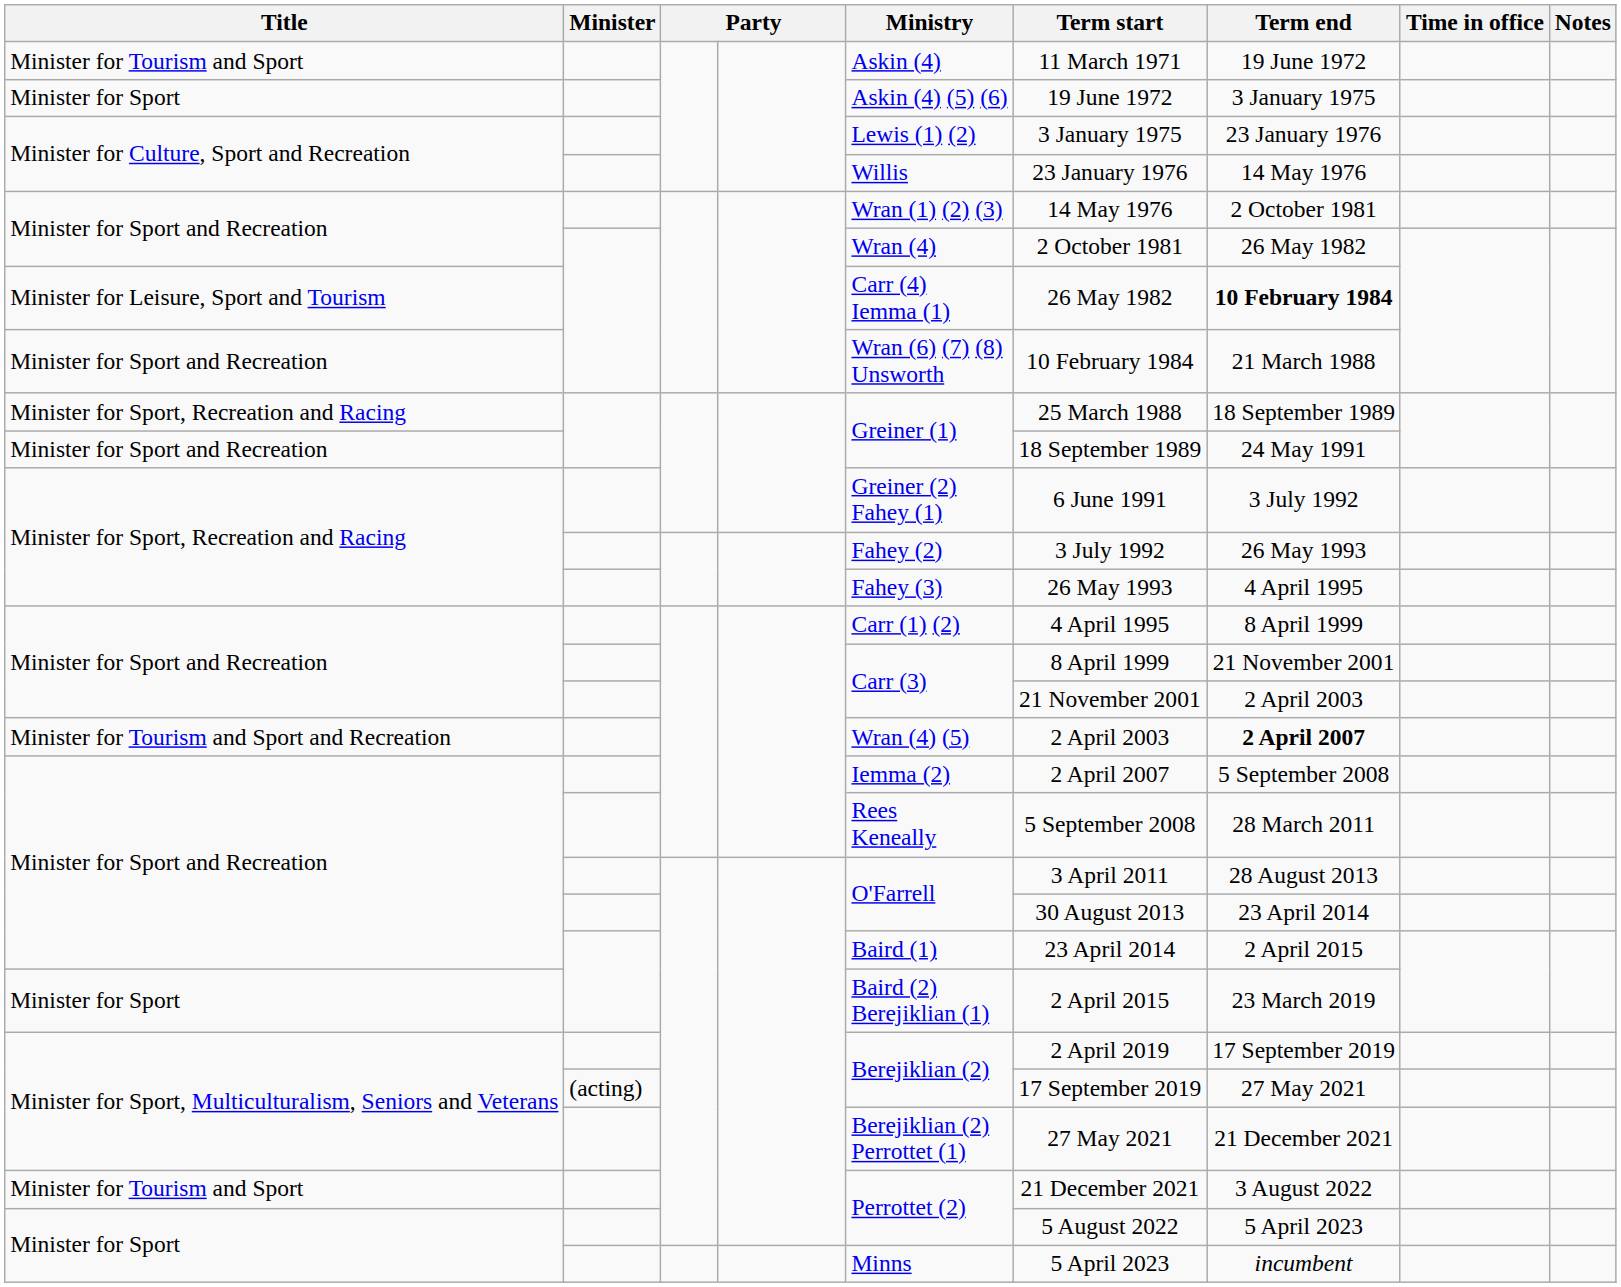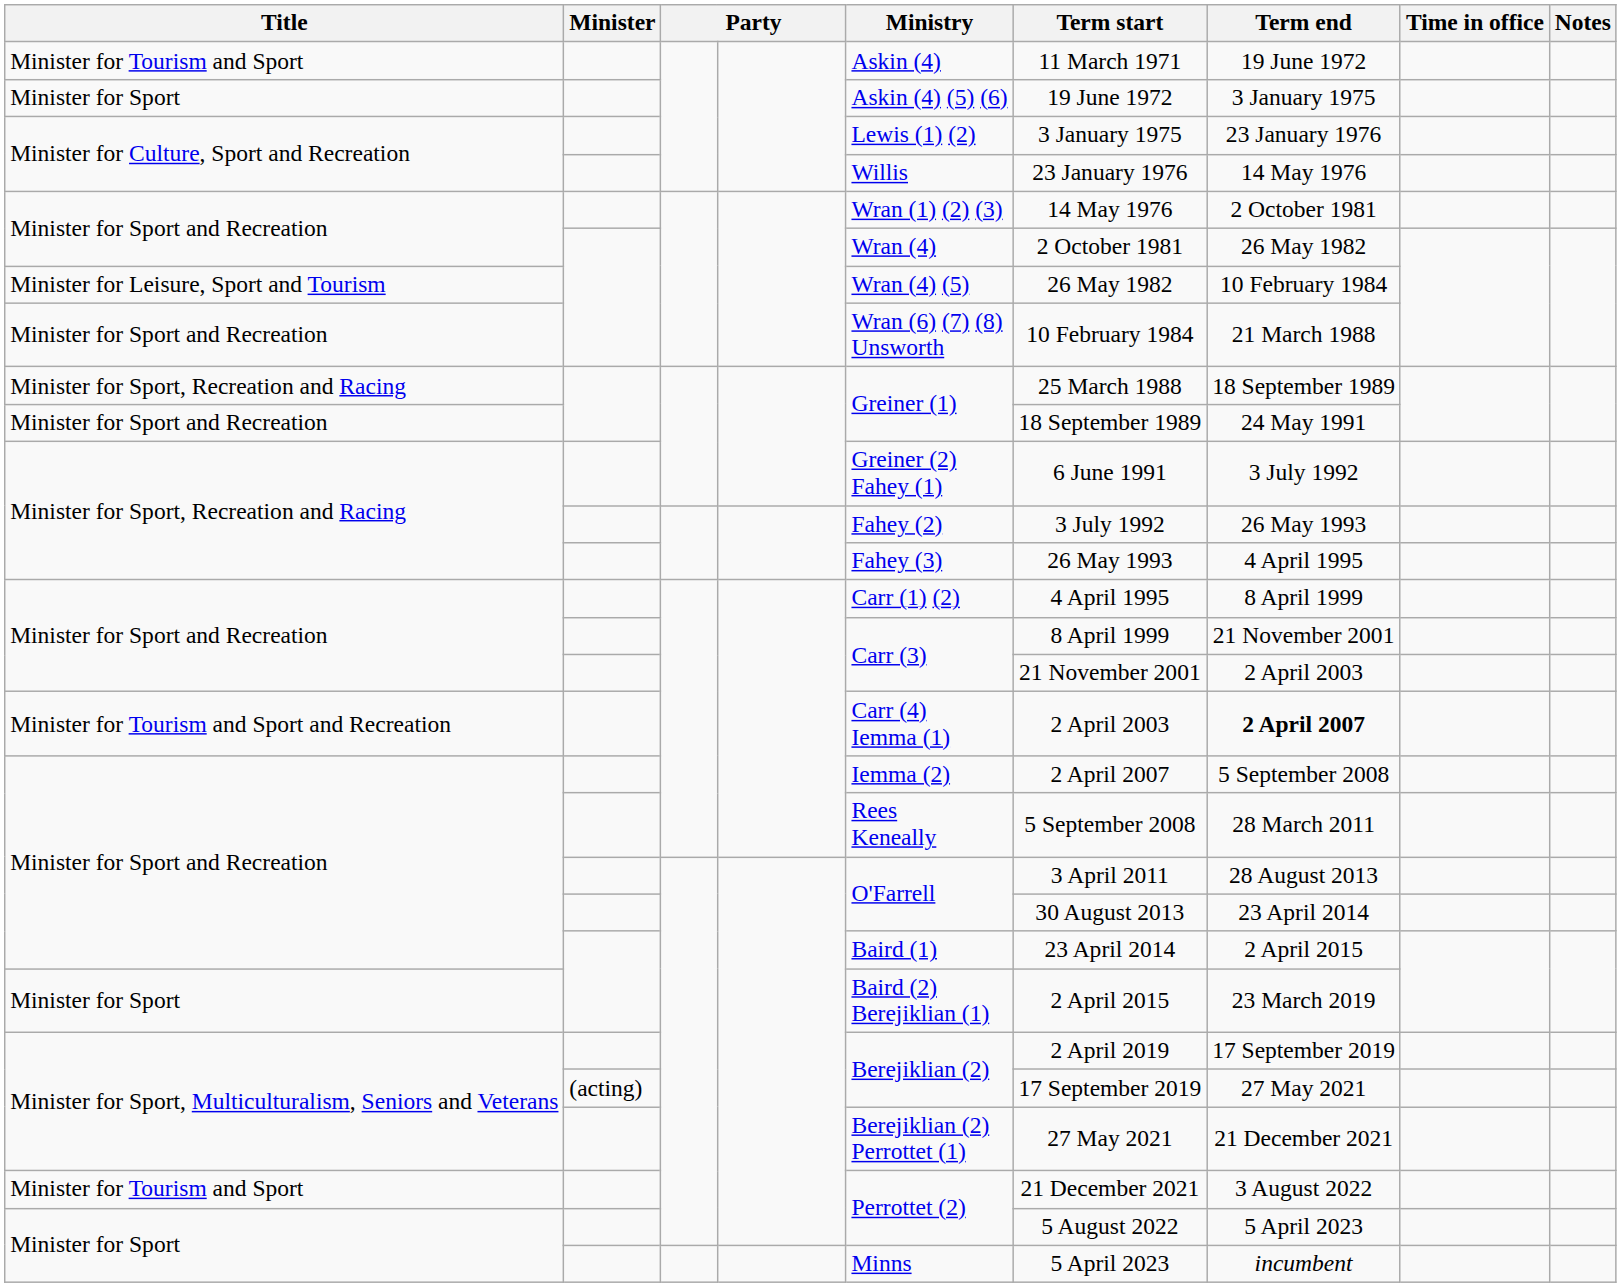(901, 297) Carr (4) Iemma (1) -> (910, 284) Wran (4) (5)
(1304, 297) bold -> (1304, 284) normal
(910, 736) Wran (4) (5) -> (901, 723) Carr (4) Iemma (1)
